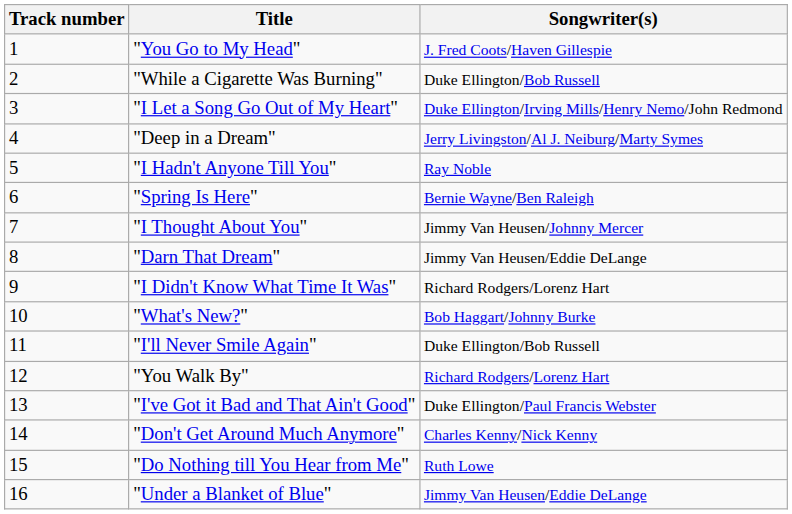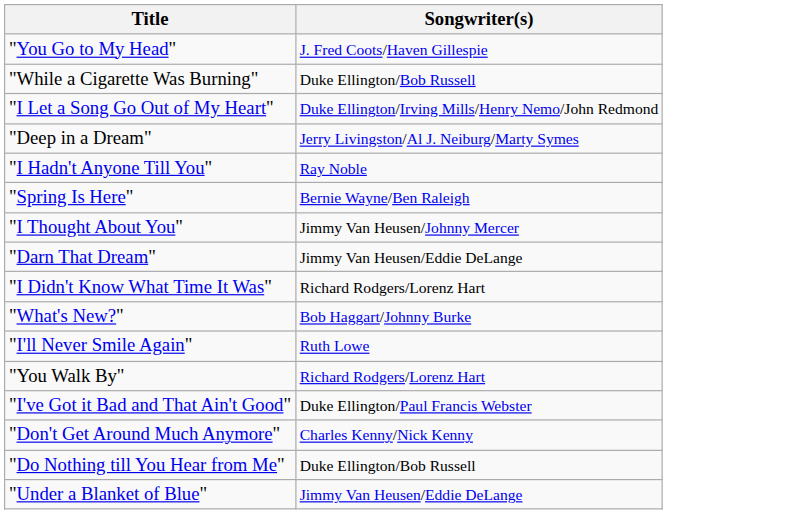- column: (67, 19)
(512, 347) Duke Ellington/Bob Russell -> (335, 347) Ruth Lowe
(459, 465) Ruth Lowe -> (388, 465) Duke Ellington/Bob Russell
